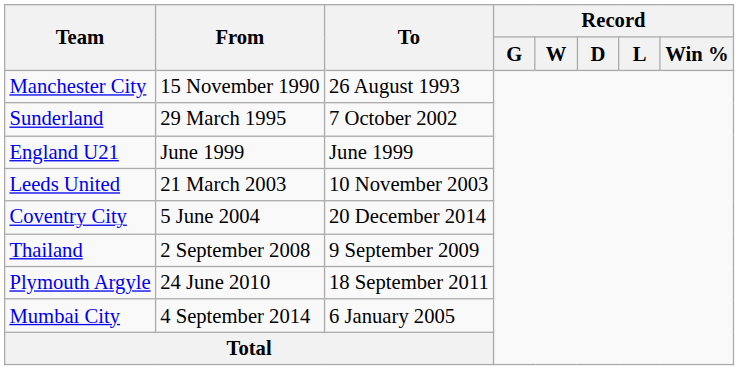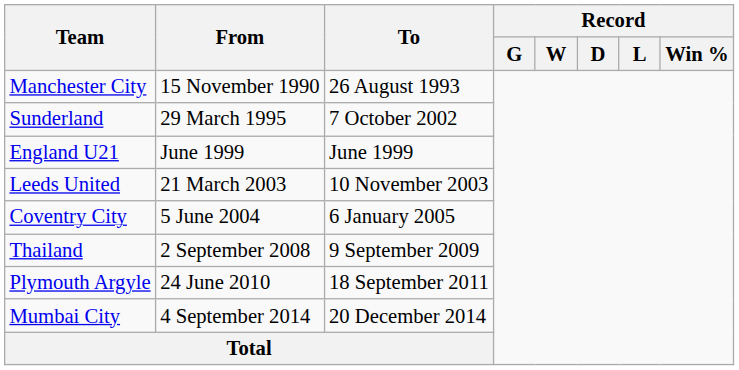(408, 217) 20 December 2014 -> (392, 217) 6 January 2005
(392, 315) 6 January 2005 -> (408, 315) 20 December 2014
